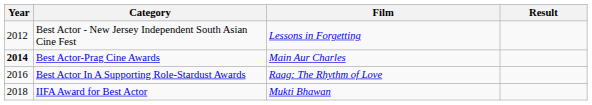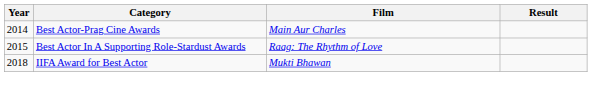- row: (142, 35)
(17, 58) bold -> (17, 29) normal
(17, 74) 2016 -> (17, 46) 2015
